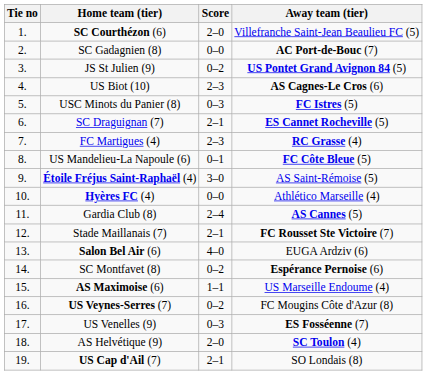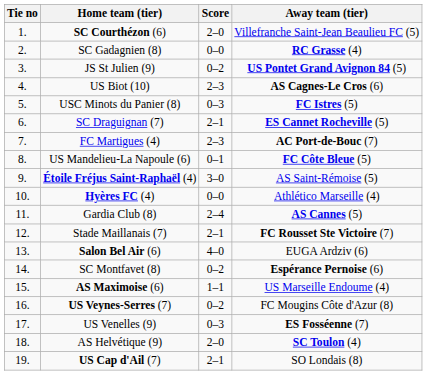(327, 50) AC Port-de-Bouc (7) -> (327, 50) RC Grasse (4)
(327, 141) RC Grasse (4) -> (327, 141) AC Port-de-Bouc (7)
